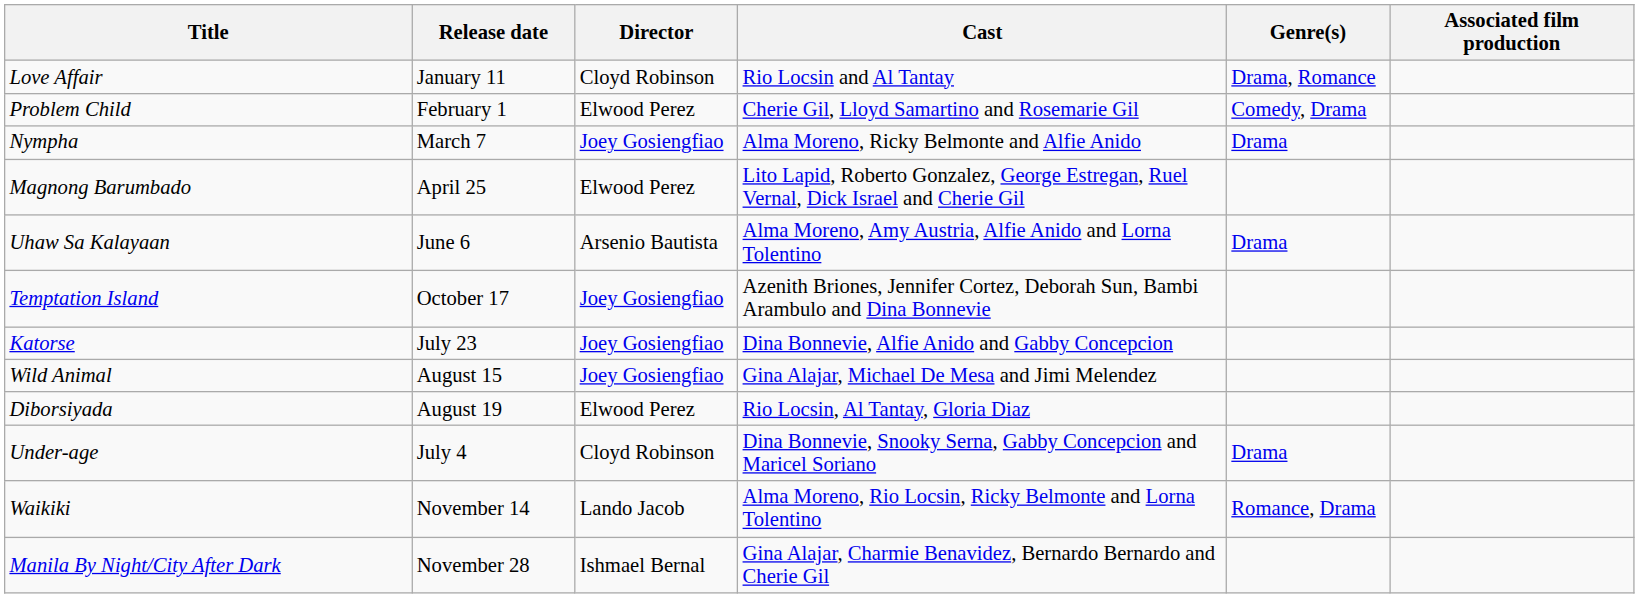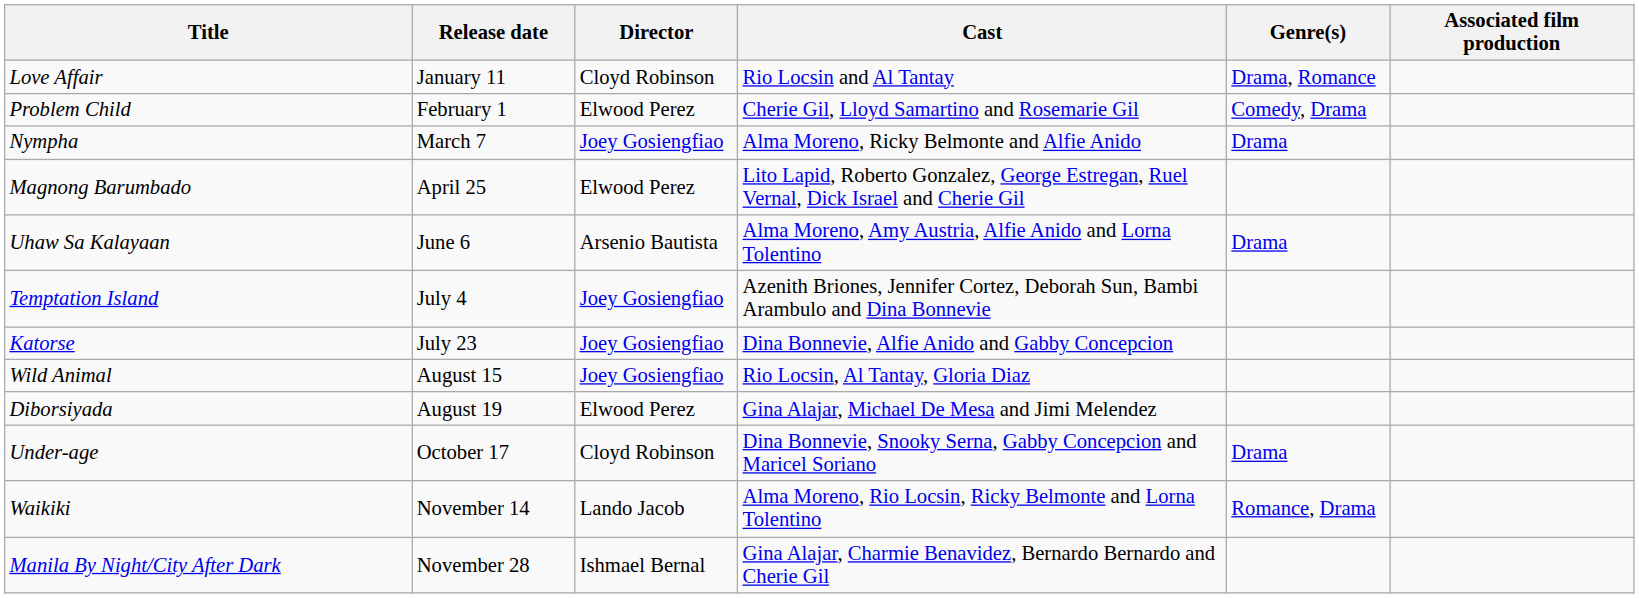(463, 298) October 17 -> (442, 298) July 4
(950, 375) Gina Alajar, Michael De Mesa and Jimi Melendez -> (886, 375) Rio Locsin, Al Tantay, Gloria Diaz
(886, 408) Rio Locsin, Al Tantay, Gloria Diaz -> (950, 408) Gina Alajar, Michael De Mesa and Jimi Melendez
(442, 452) July 4 -> (463, 452) October 17
